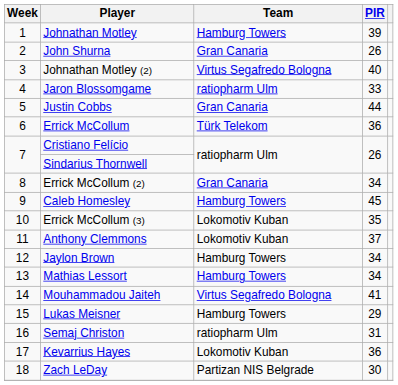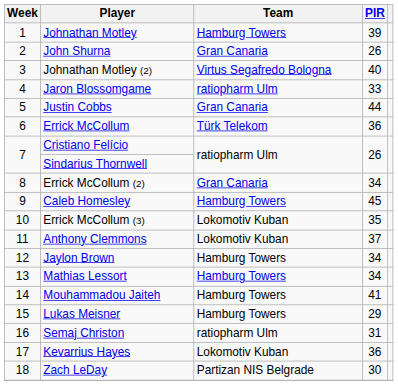(264, 295) Virtus Segafredo Bologna -> (241, 295) Hamburg Towers
